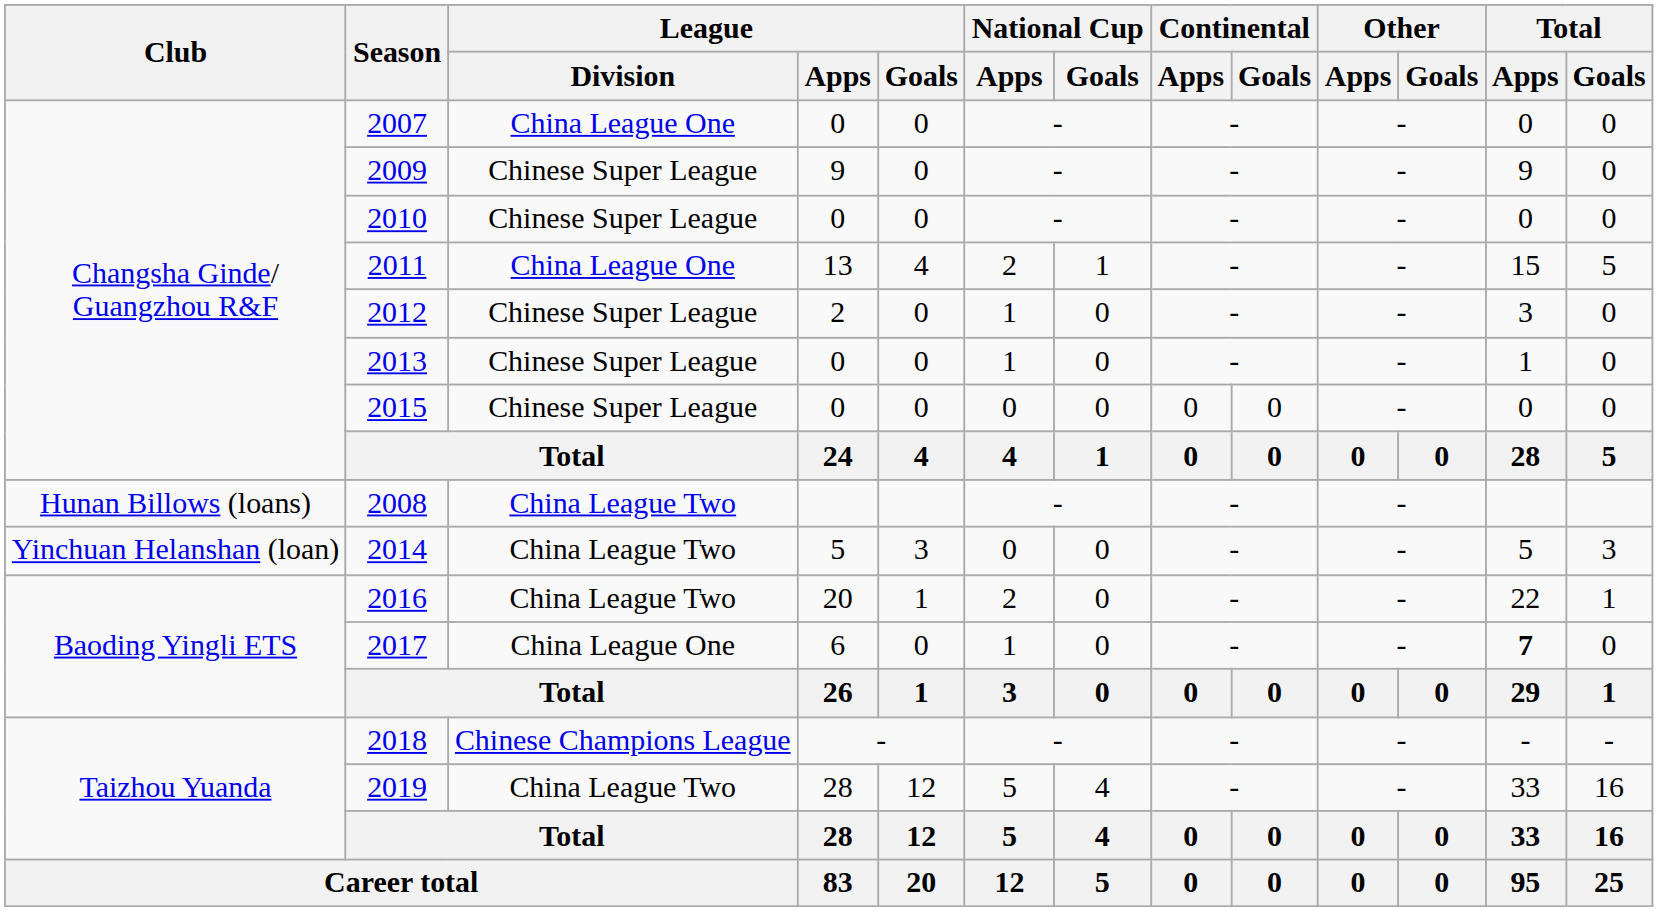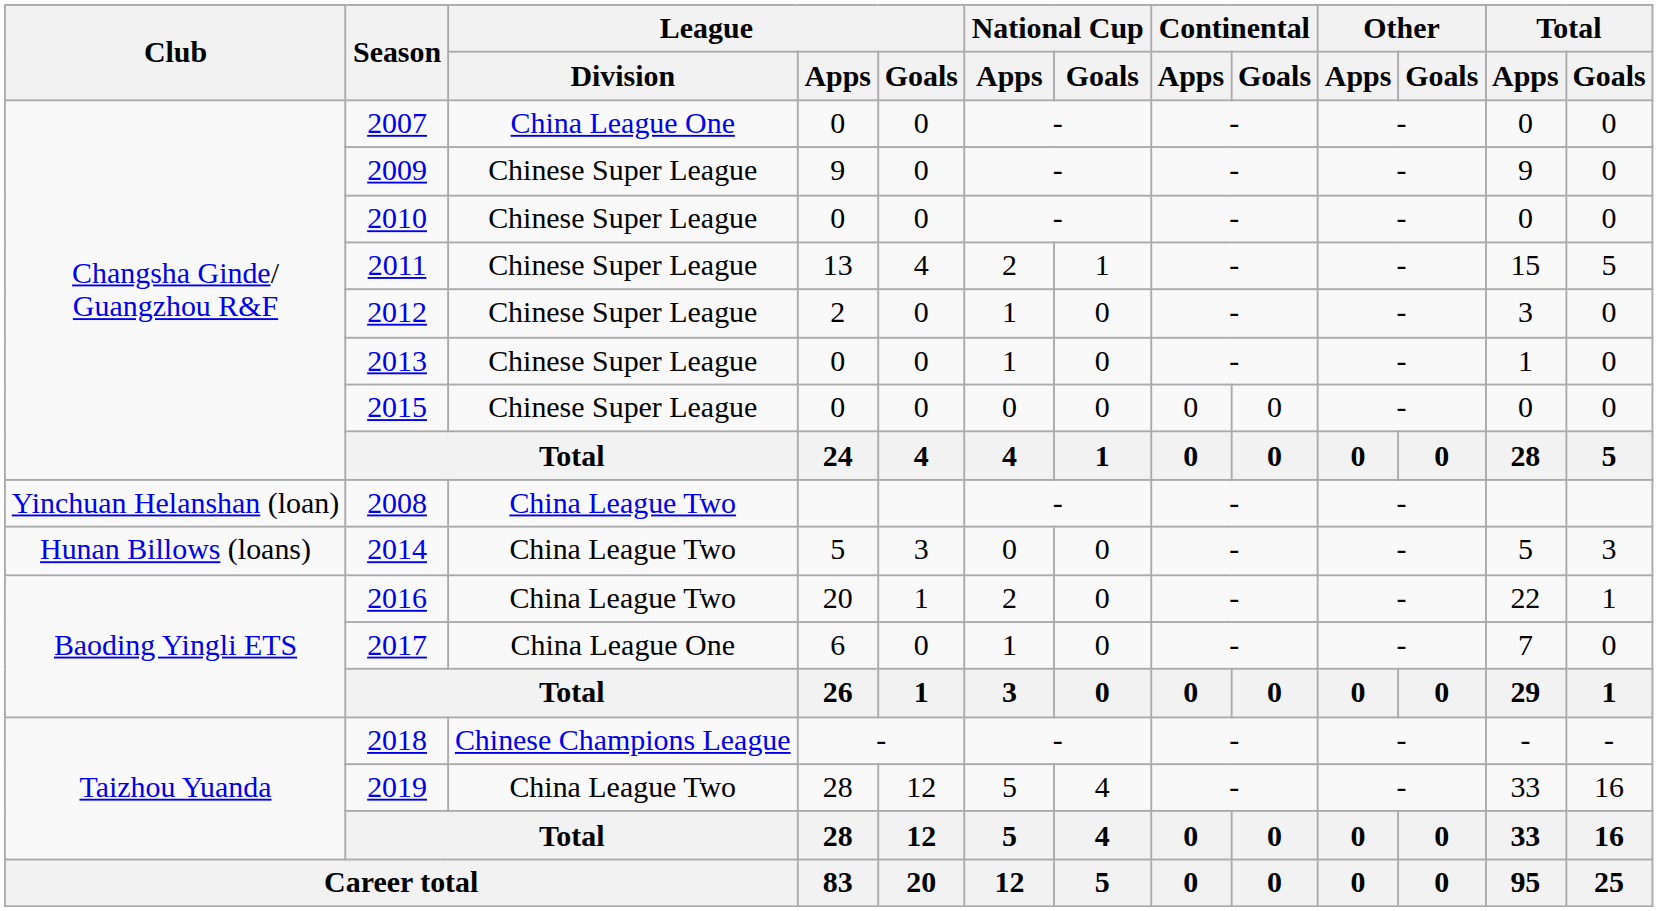(623, 265) China League One -> (623, 265) Chinese Super League
(175, 502) Hunan Billows (loans) -> (176, 502) Yinchuan Helanshan (loan)
(176, 550) Yinchuan Helanshan (loan) -> (175, 550) Hunan Billows (loans)
(1525, 645) bold -> (1525, 645) normal
